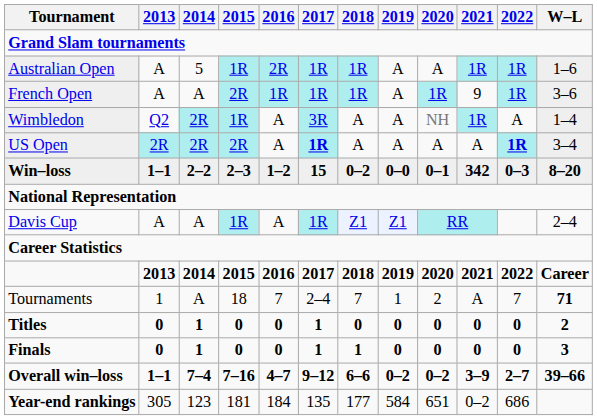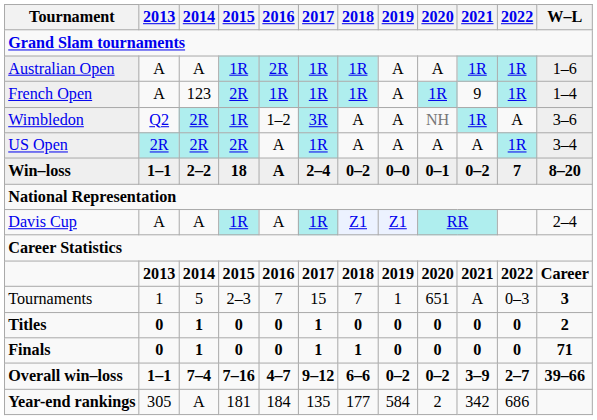(199, 68) 5 -> (199, 68) A
(199, 94) A -> (199, 94) 123
(565, 94) 3–6 -> (565, 94) 1–4
(278, 119) A -> (278, 119) 1–2
(565, 119) 1–4 -> (565, 119) 3–6
(318, 145) bold -> (318, 145) normal
(517, 145) bold -> (517, 145) normal
(239, 171) 2–3 -> (239, 171) 18
(278, 171) 1–2 -> (278, 171) A
(318, 171) 15 -> (318, 171) 2–4
(477, 171) 342 -> (477, 171) 0–2
(517, 171) 0–3 -> (517, 171) 7
(199, 299) A -> (199, 299) 5
(239, 299) 18 -> (239, 299) 2–3
(318, 299) 2–4 -> (318, 299) 15
(438, 299) 2 -> (438, 299) 651
(517, 299) 7 -> (517, 299) 0–3
(565, 299) 71 -> (565, 299) 3
(565, 350) 3 -> (565, 350) 71
(199, 401) 123 -> (199, 401) A
(438, 401) 651 -> (438, 401) 2
(477, 401) 0–2 -> (477, 401) 342
